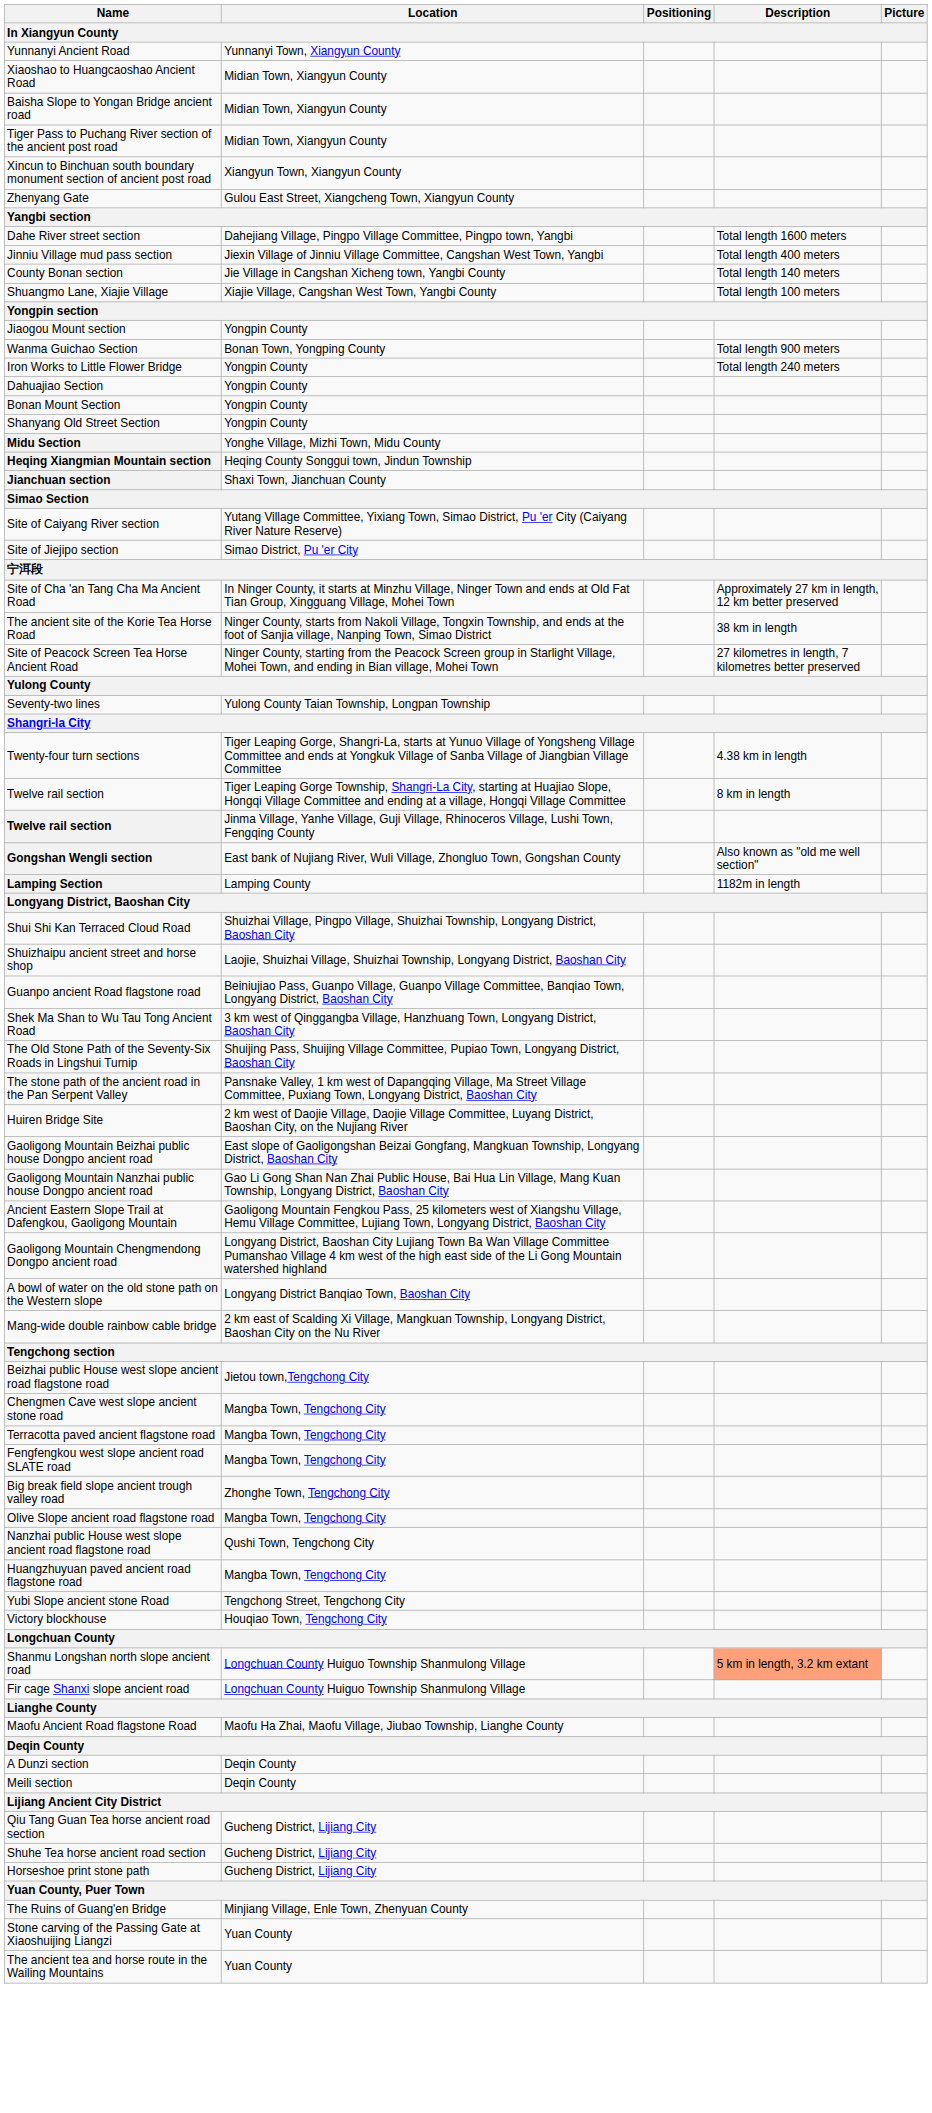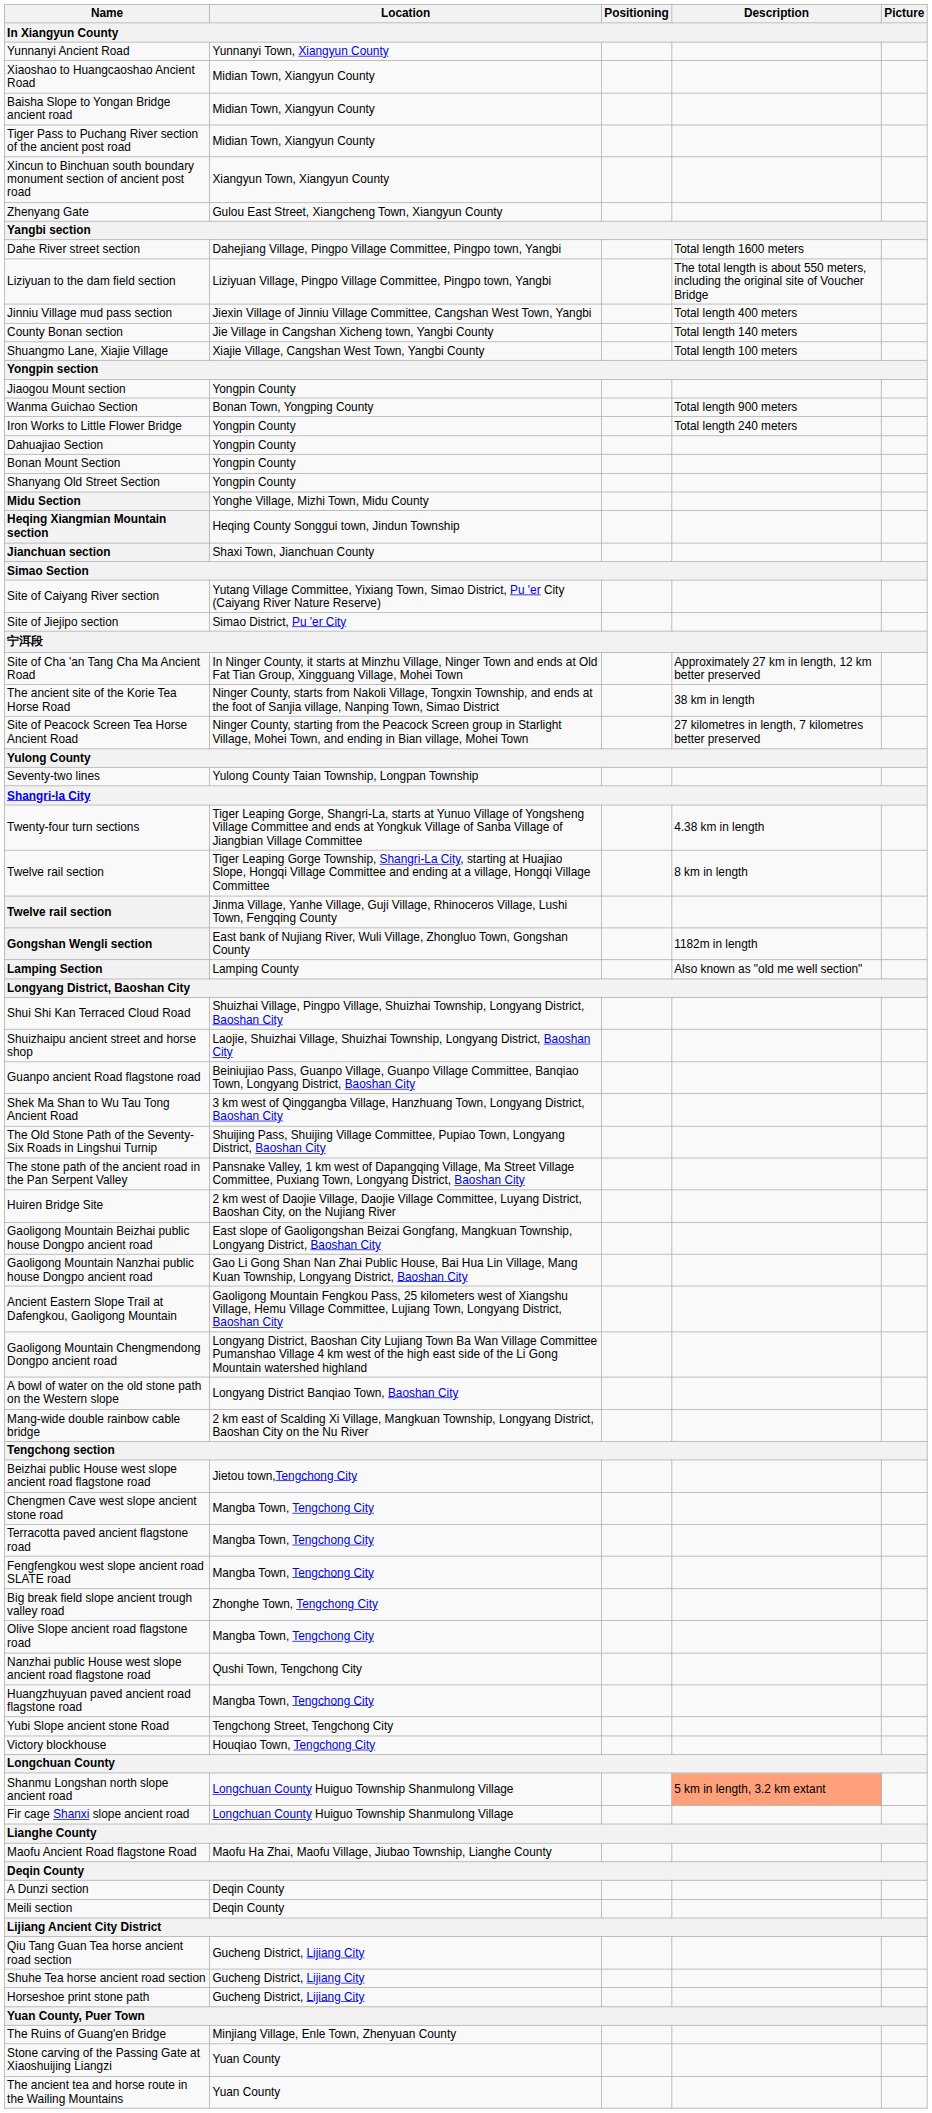+ row: (91, 281)
(788, 858) Also known as "old me well section" -> (716, 943) 1182m in length
(758, 884) 1182m in length -> (768, 969) Also known as "old me well section"
